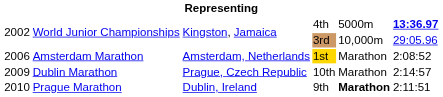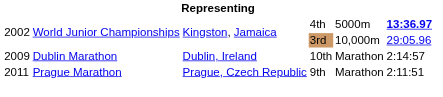- row: (321, 56)
(245, 72) Prague, Czech Republic -> (220, 56) Dublin, Ireland
(17, 87) 2010 -> (17, 72) 2011
(220, 87) Dublin, Ireland -> (245, 72) Prague, Czech Republic
(364, 87) bold -> (359, 72) normal
